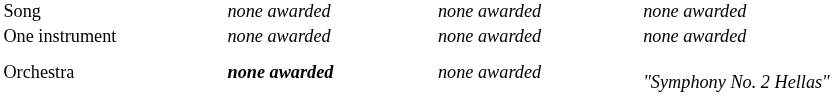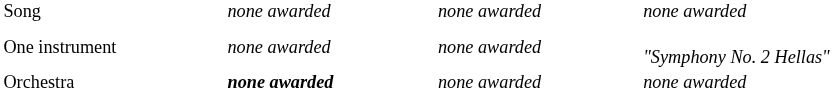(695, 36) none awarded -> (736, 57) "Symphony No. 2 Hellas"
(736, 82) "Symphony No. 2 Hellas" -> (695, 82) none awarded
